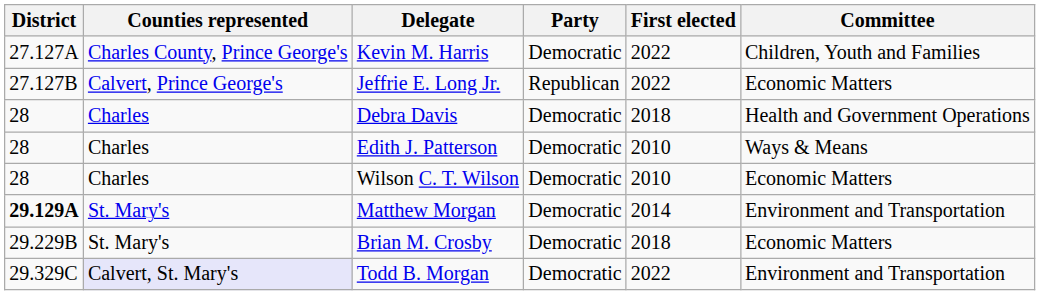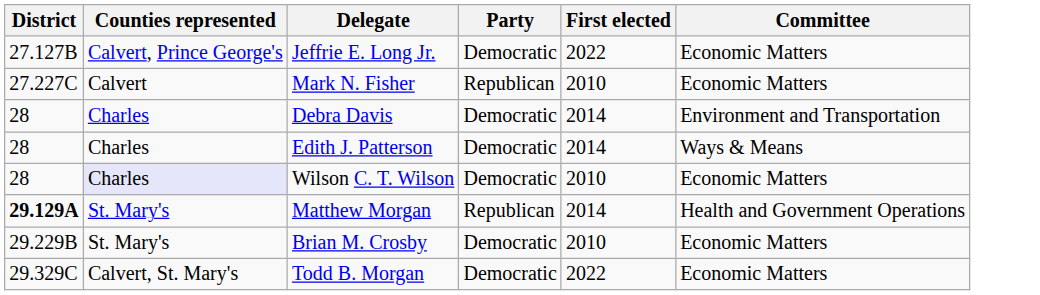- row: (423, 52)
(574, 83) Republican -> (510, 52) Democratic
+ row: (353, 83)
(651, 115) 2018 -> (586, 115) 2014
(887, 115) Health and Government Operations -> (810, 115) Environment and Transportation
(651, 147) 2010 -> (586, 147) 2014
(118, 178) no background -> (118, 178) lavender background
(575, 210) Democratic -> (509, 210) Republican
(875, 210) Environment and Transportation -> (823, 210) Health and Government Operations
(651, 242) 2018 -> (586, 242) 2010
(163, 274) lavender background -> (163, 274) no background
(875, 274) Environment and Transportation -> (754, 274) Economic Matters
